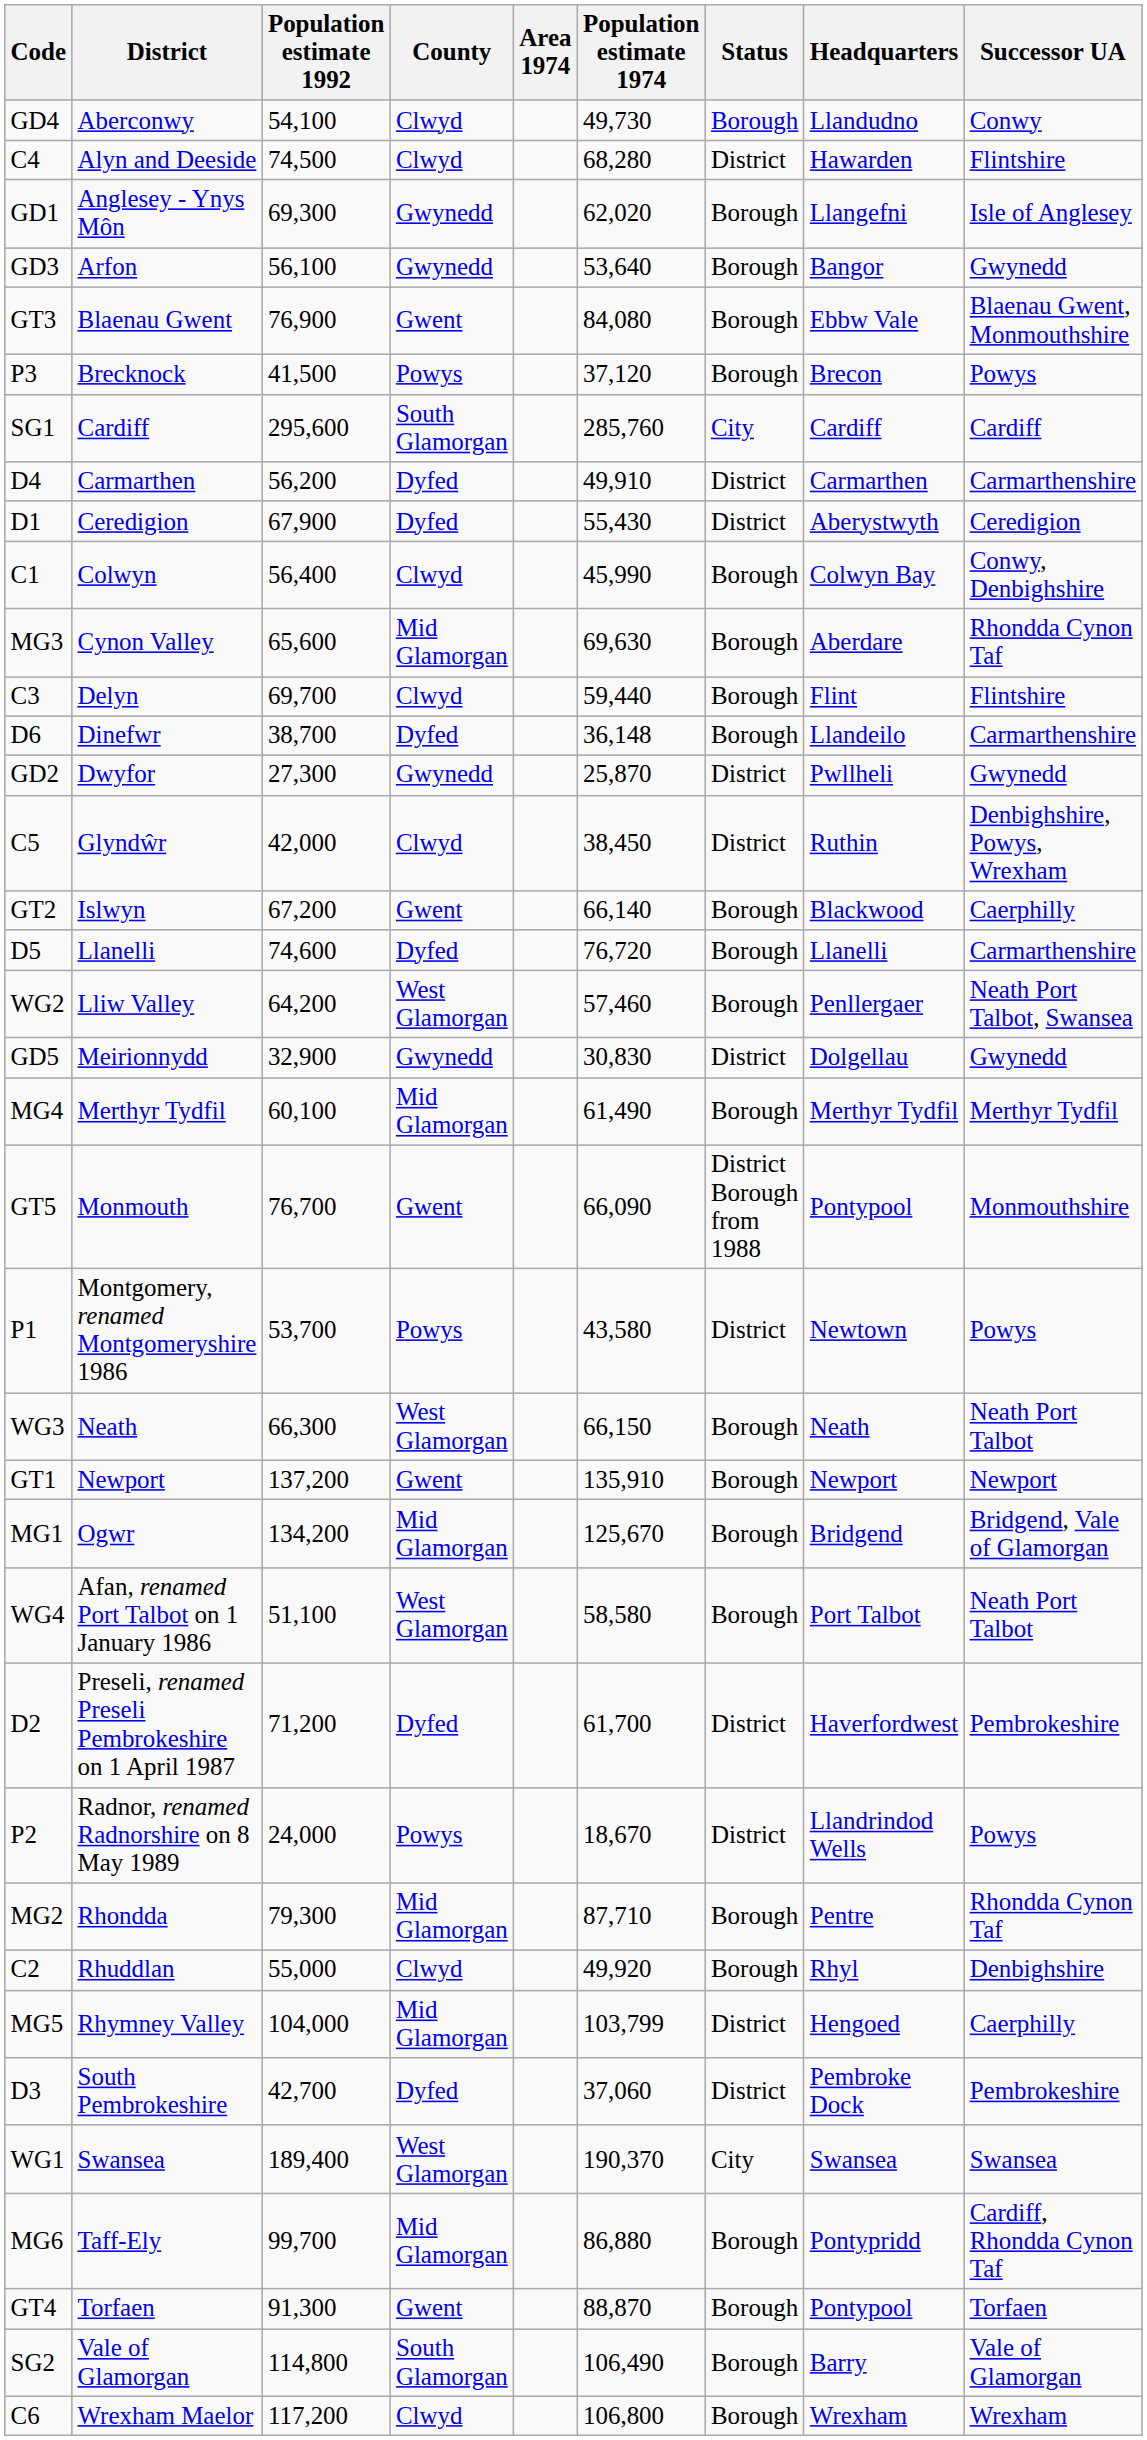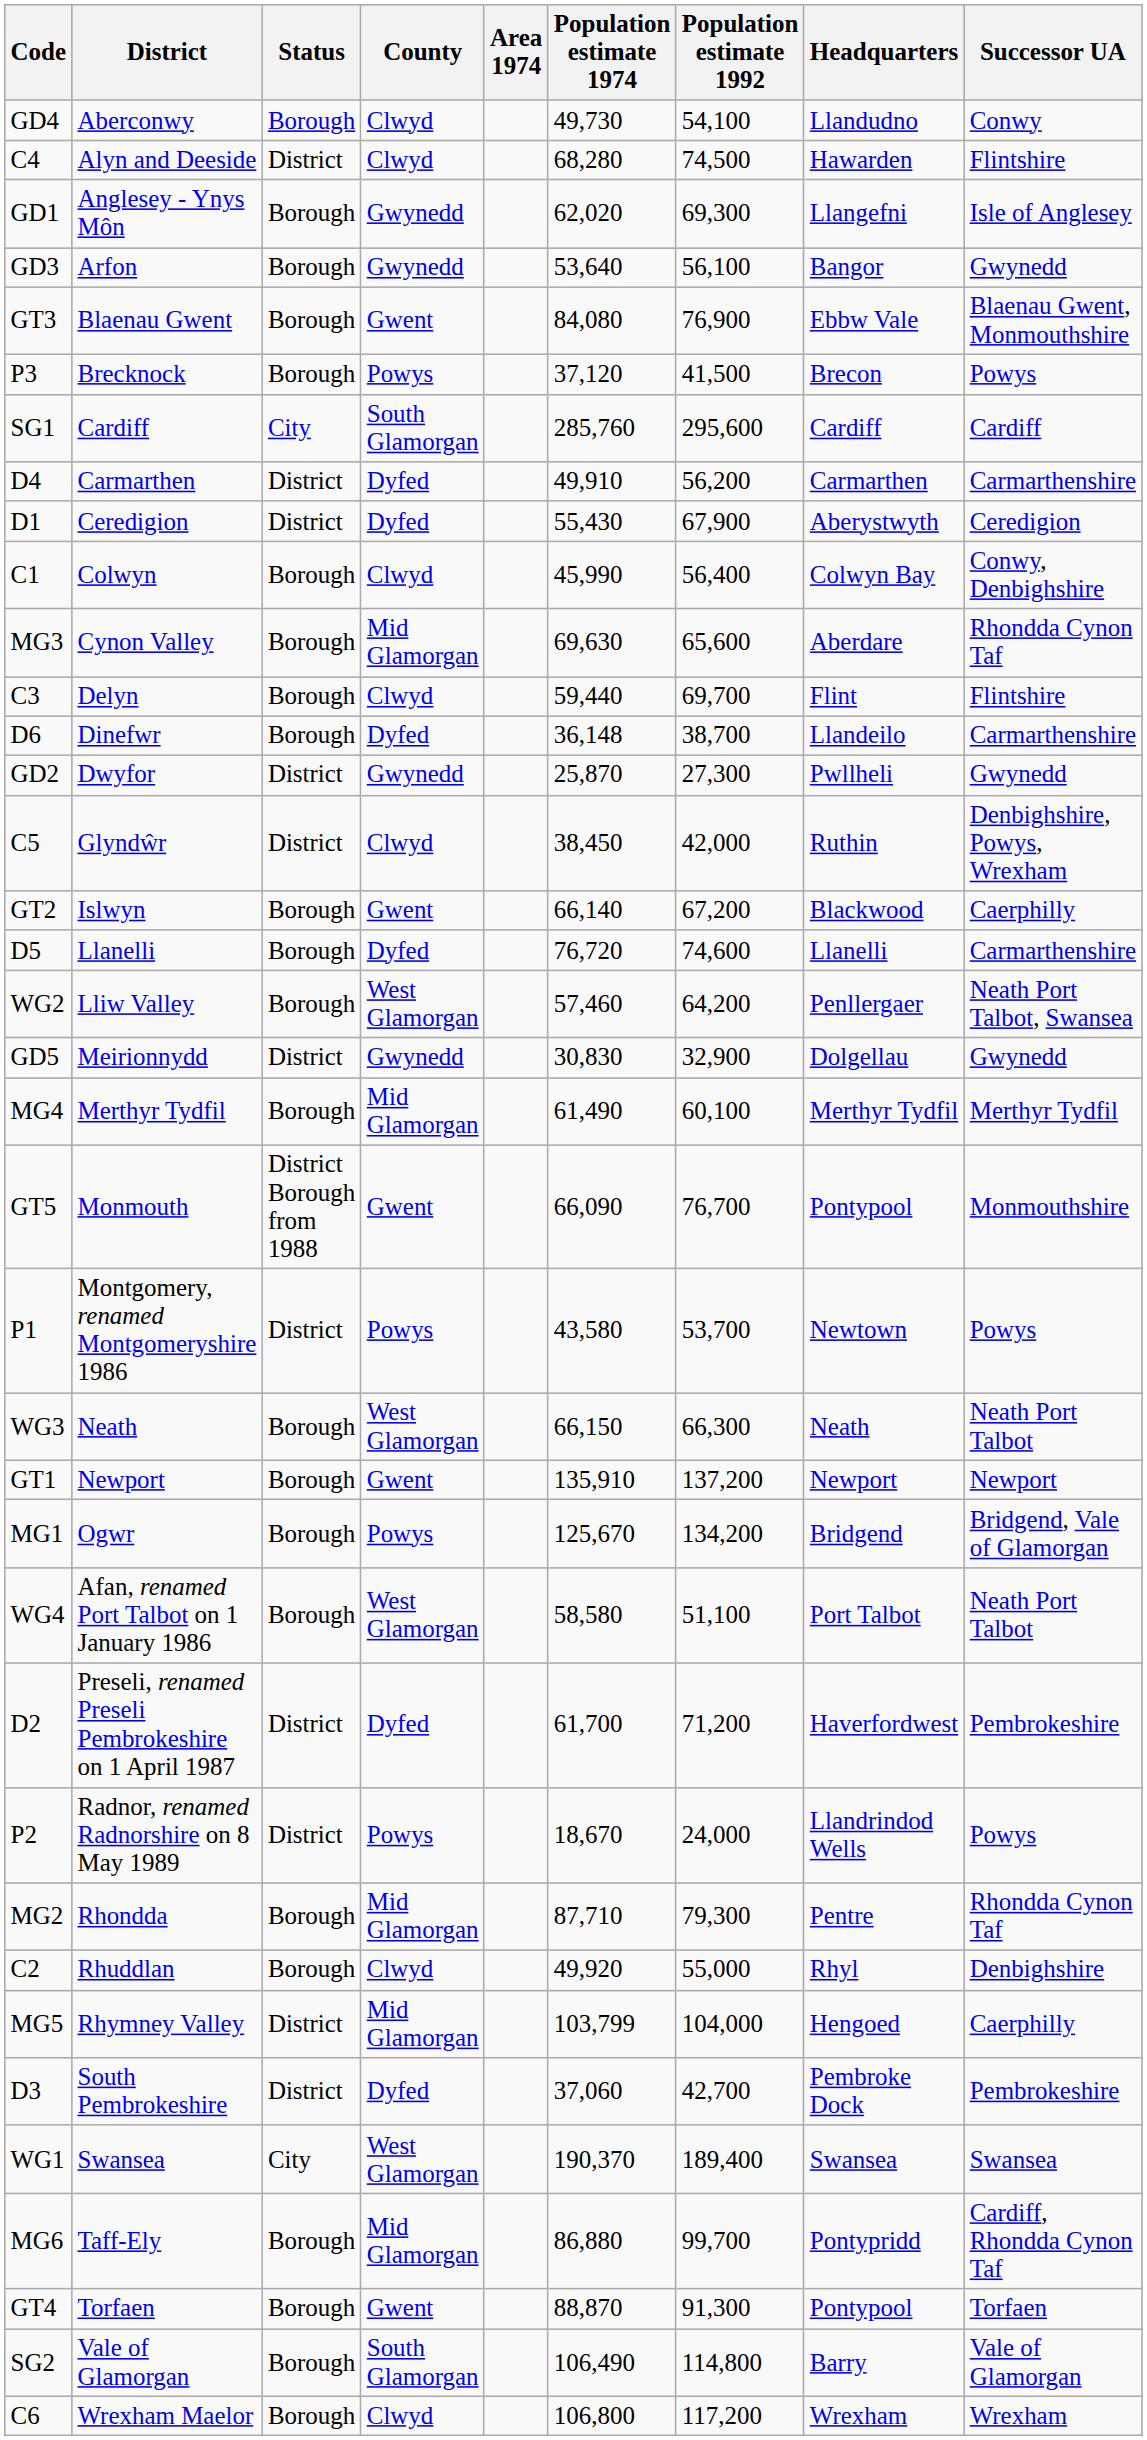columns swapped: (755, 52) <-> (326, 52)
(452, 1533) Mid Glamorgan -> (400, 1533) Powys
